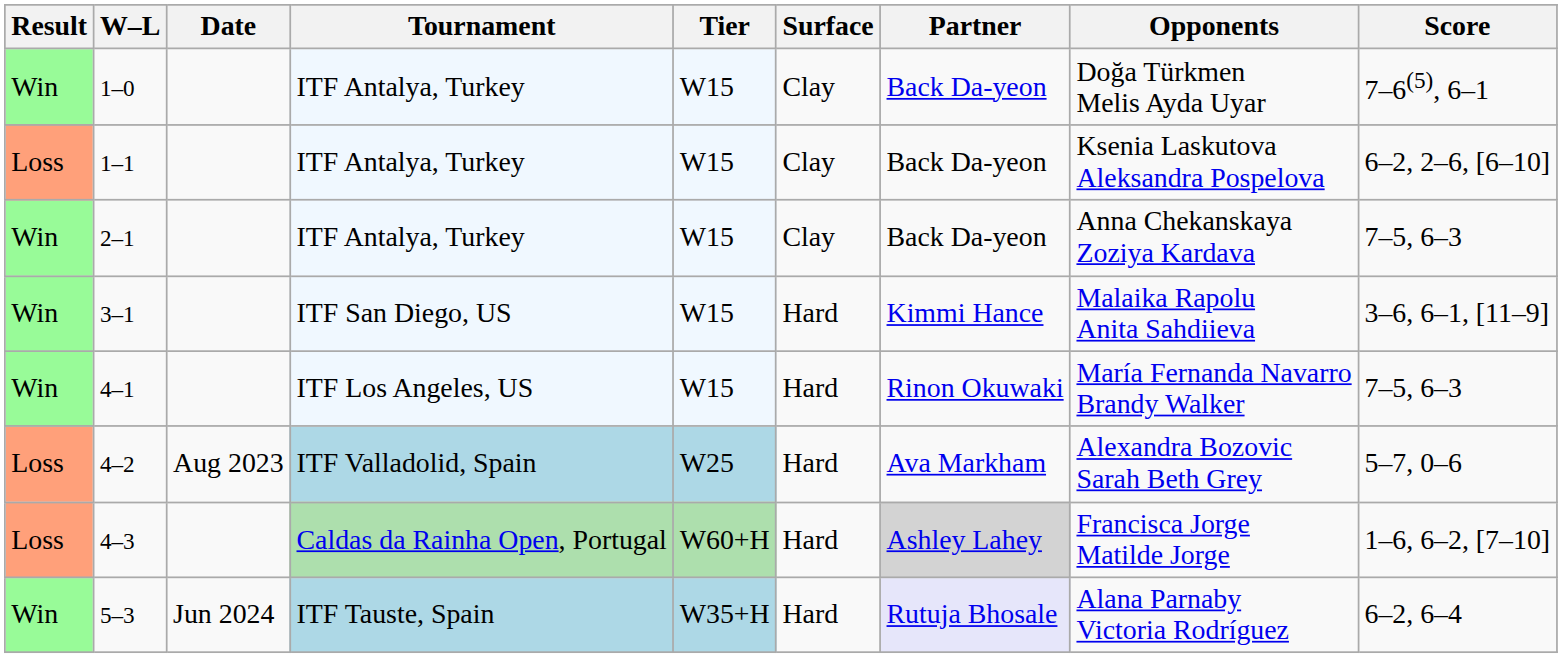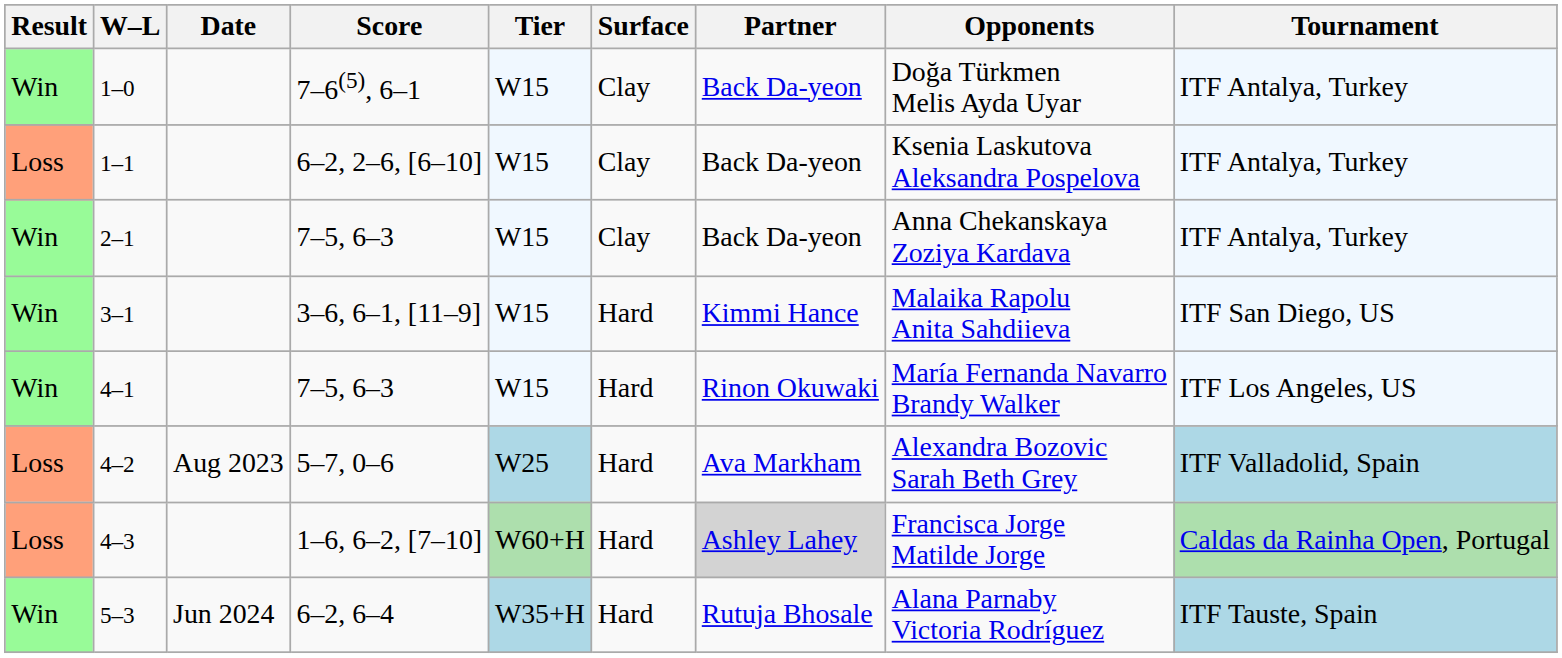columns swapped: (482, 26) <-> (1457, 26)
(972, 614) lavender background -> (787, 614) no background
